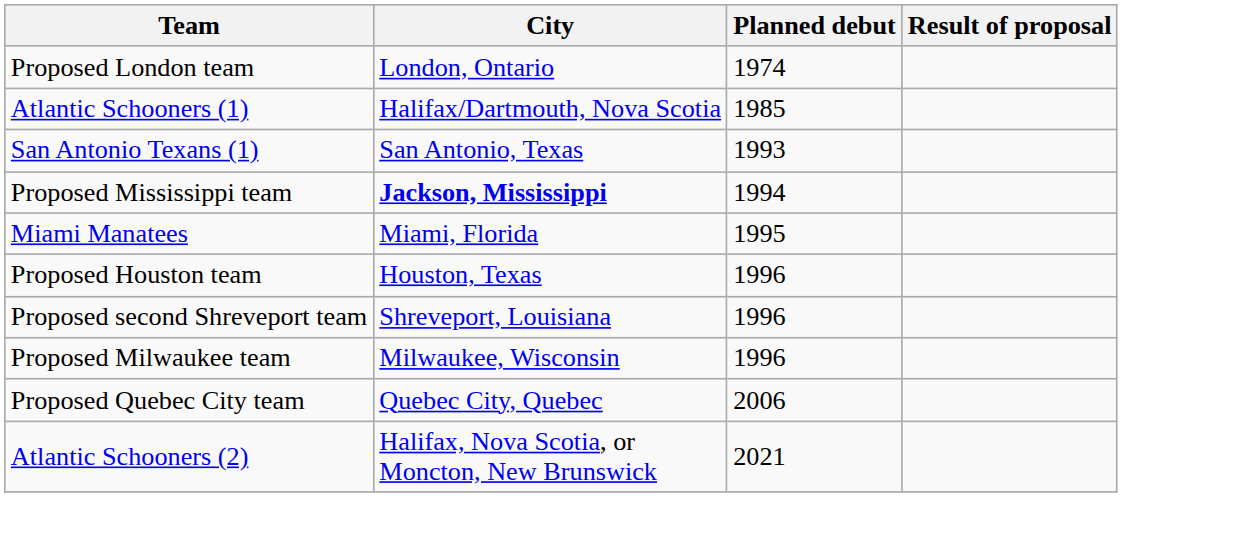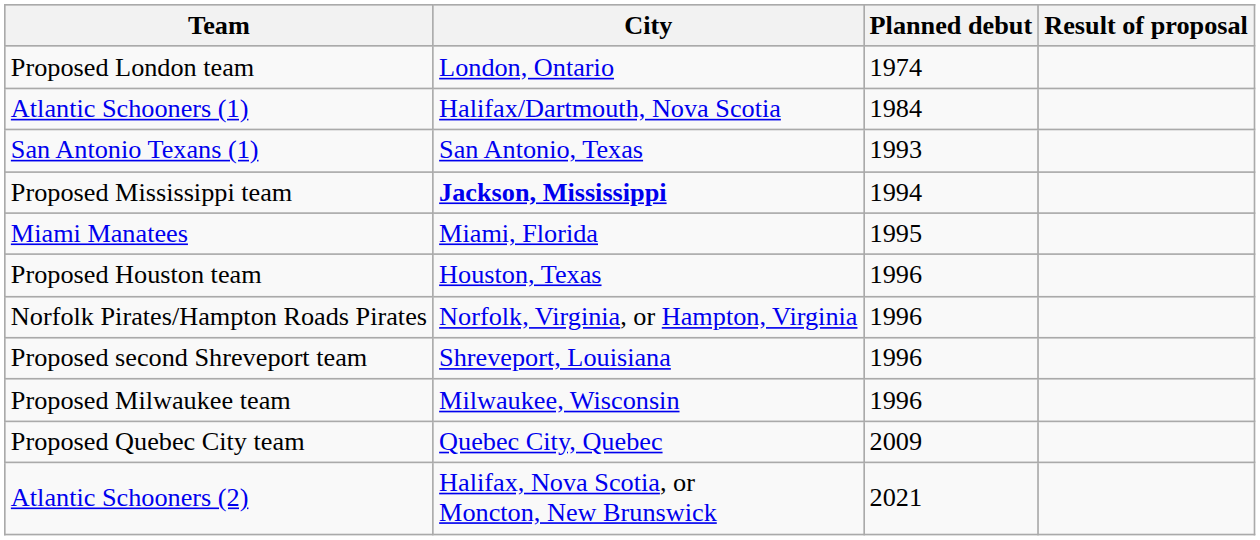(759, 108) 1985 -> (896, 108) 1984
+ row: (219, 316)
(759, 399) 2006 -> (896, 441) 2009
